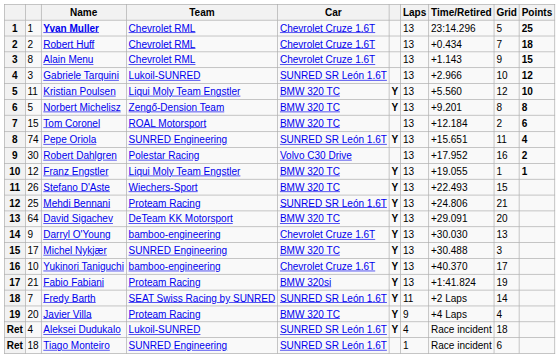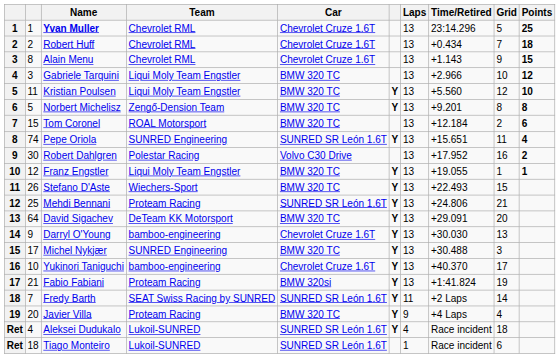(165, 76) Lukoil-SUNRED -> (184, 76) Liqui Moly Team Engstler
(333, 76) SUNRED SR León 1.6T -> (310, 76) BMW 320 TC
(178, 346) SUNRED Engineering -> (165, 346) Lukoil-SUNRED
